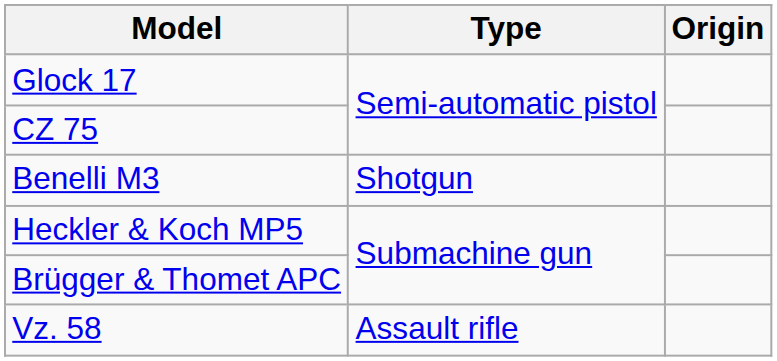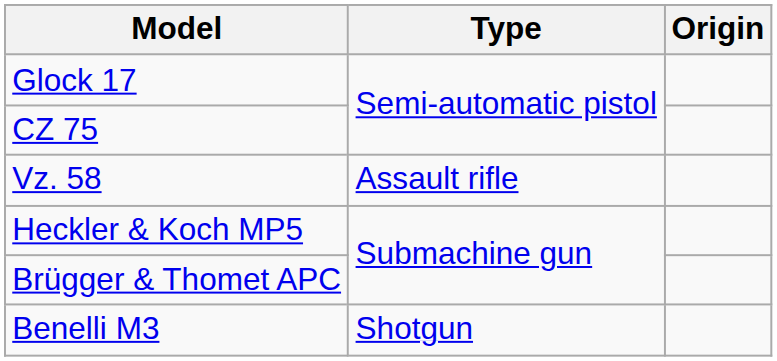rows swapped: (86, 179) <-> (57, 329)
